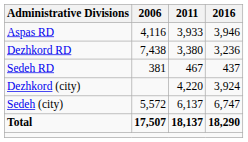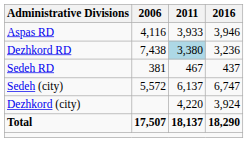(190, 50) no background -> (190, 50) lightblue background
rows swapped: (44, 86) <-> (35, 104)
